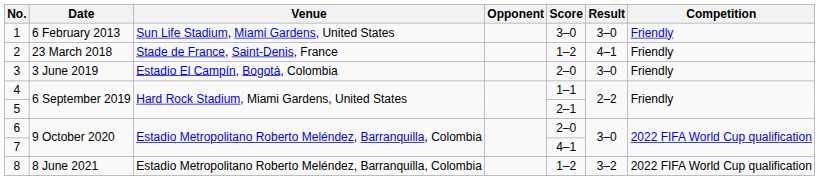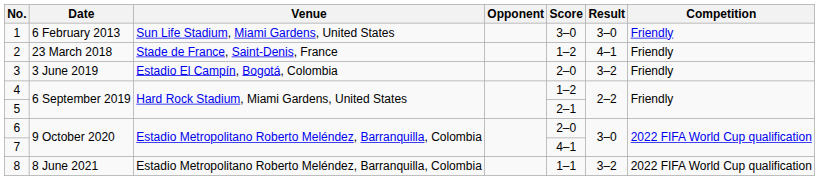(607, 71) 3–0 -> (607, 71) 3–2
(566, 90) 1–1 -> (566, 90) 1–2
(566, 166) 1–2 -> (566, 166) 1–1
